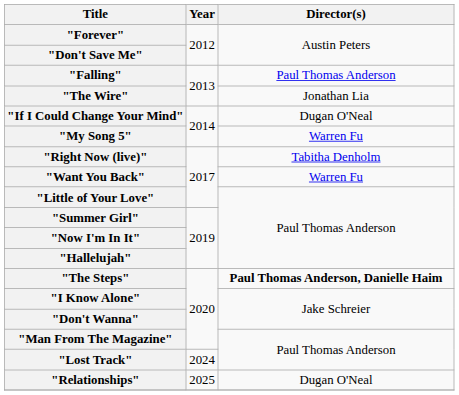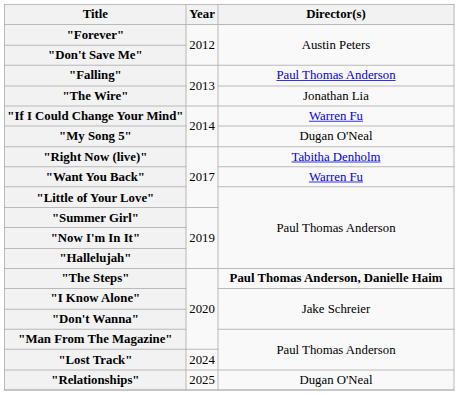(336, 116) Dugan O'Neal -> (336, 116) Warren Fu
(336, 136) Warren Fu -> (336, 136) Dugan O'Neal
